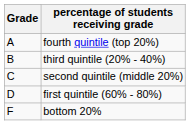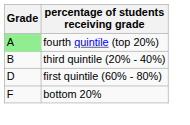(10, 42) no background -> (10, 42) lightgreen background
- row: (113, 77)
